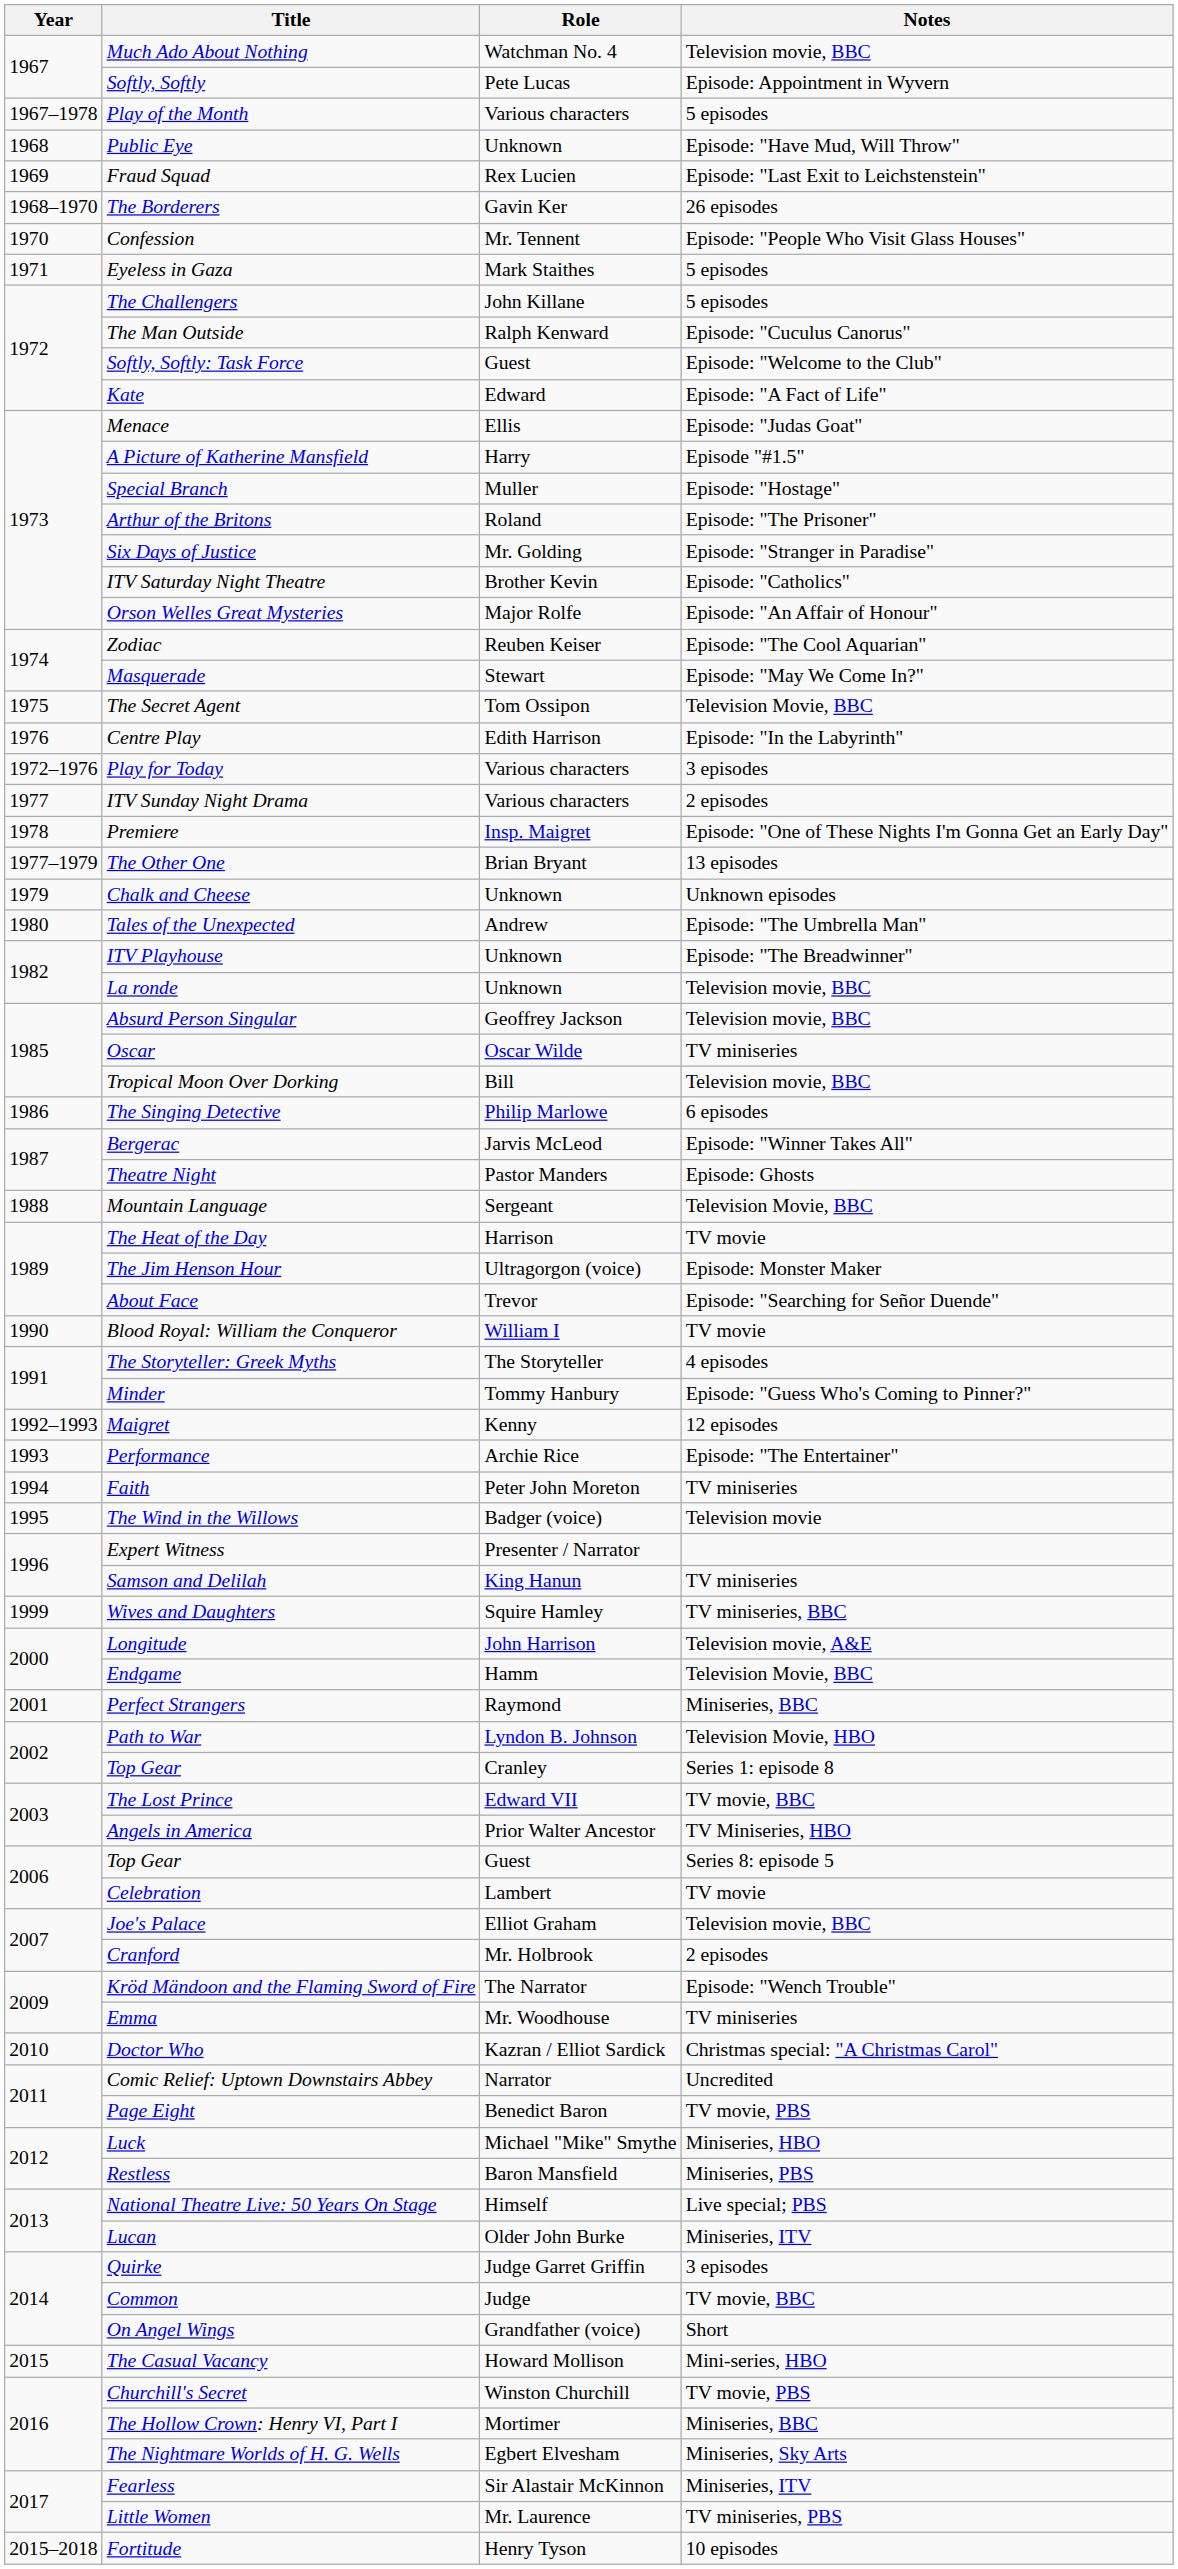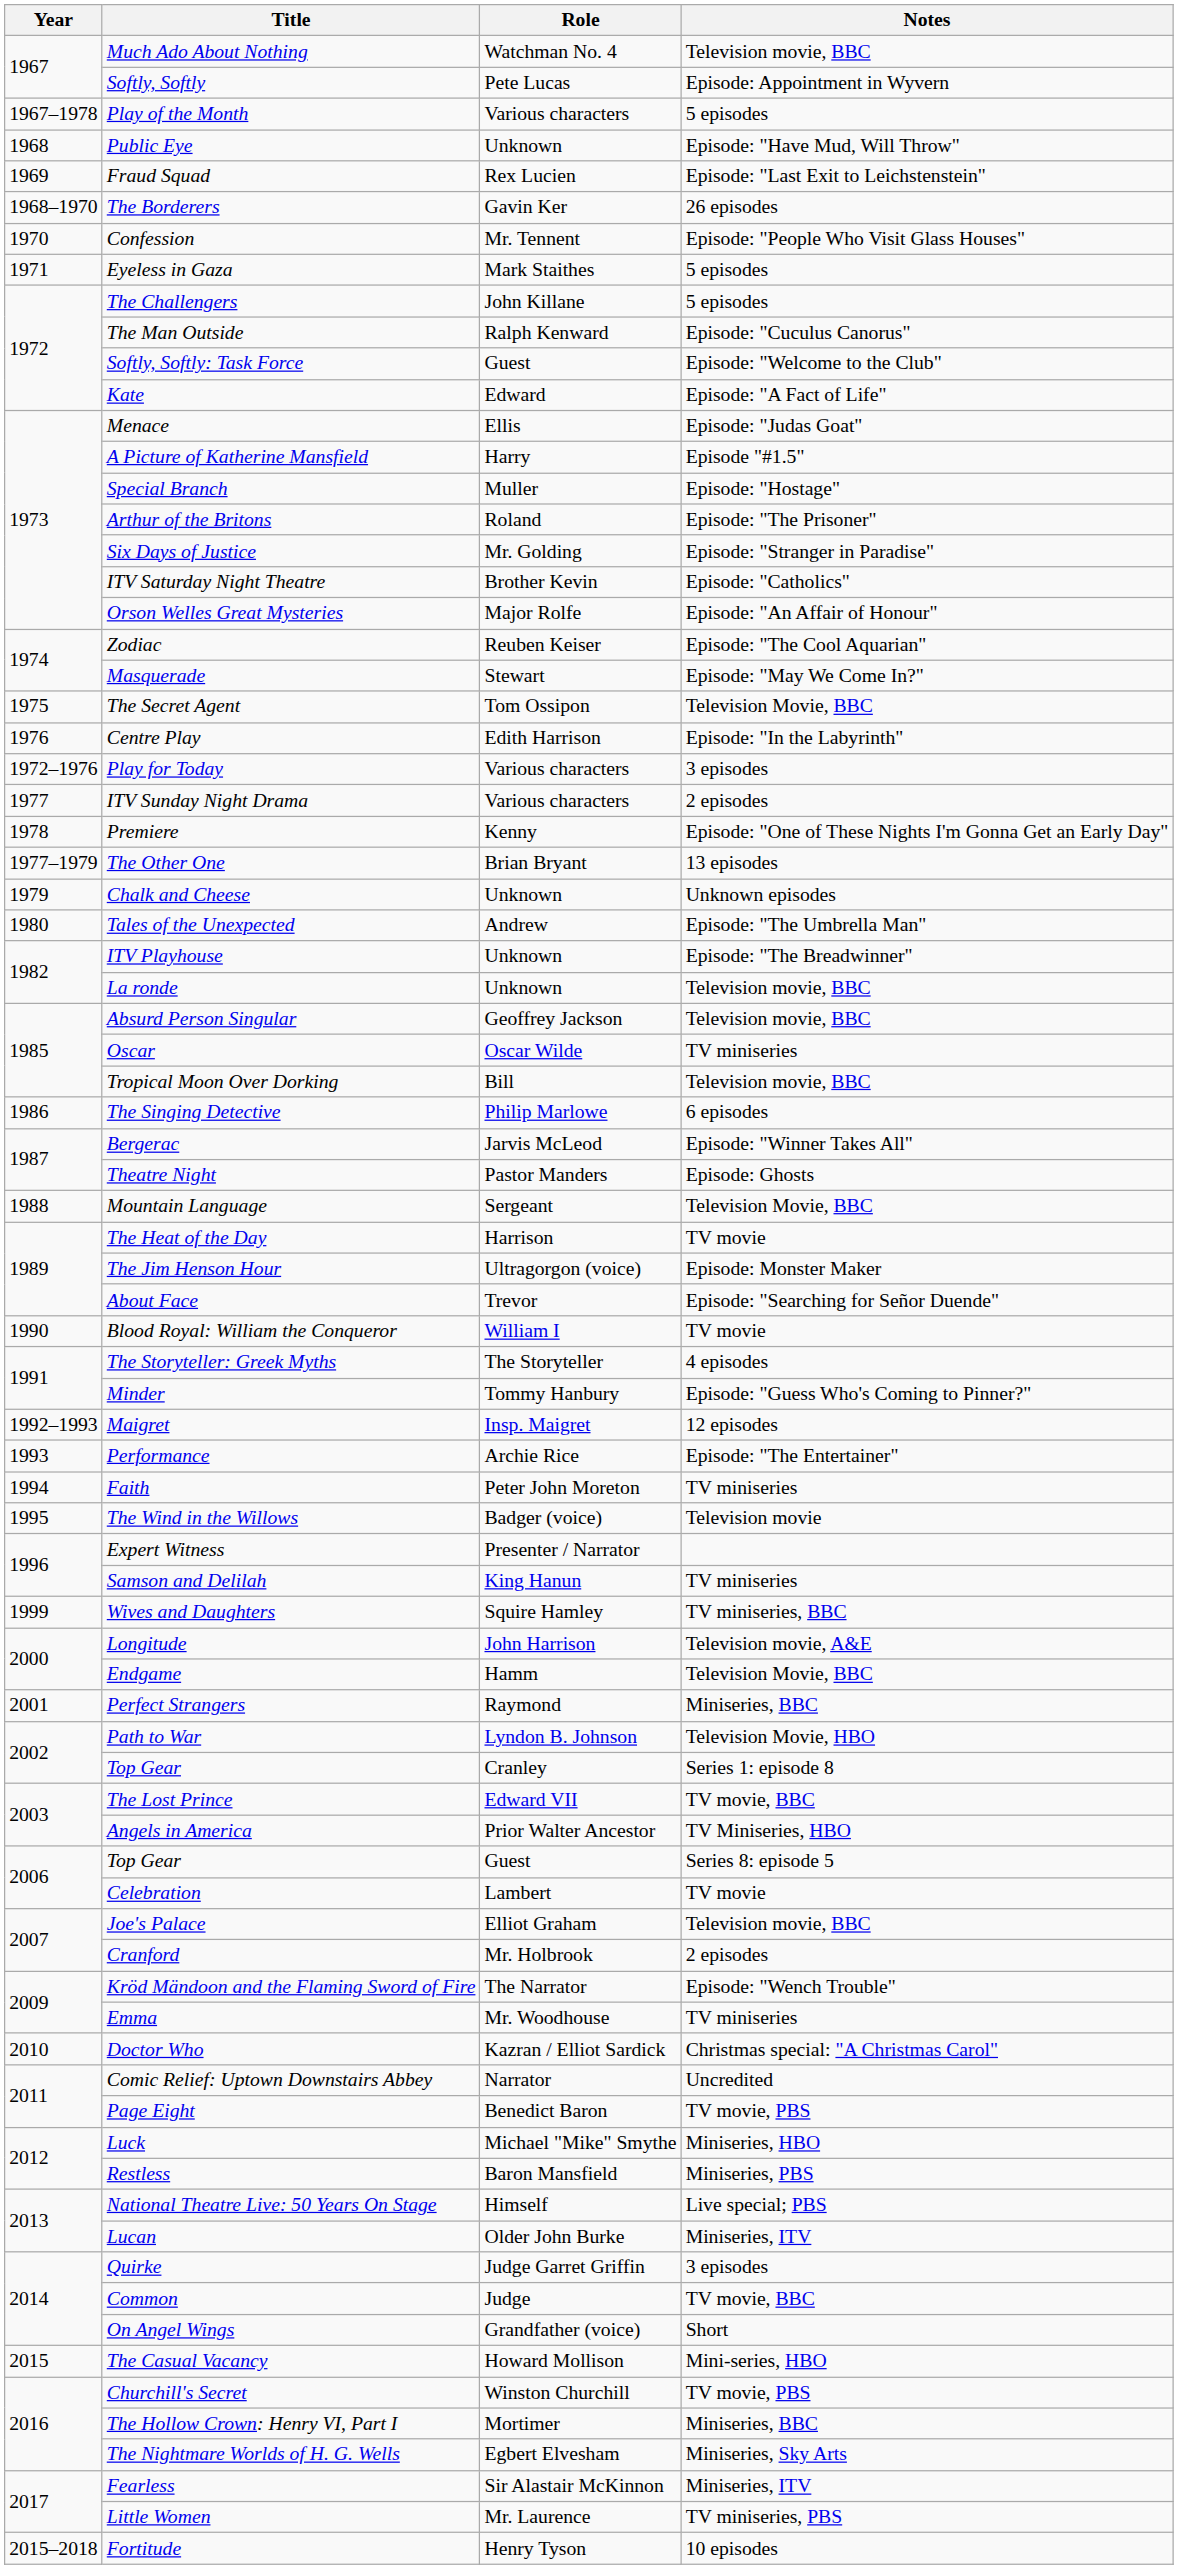(538, 831) Insp. Maigret -> (511, 831) Kenny
(511, 1424) Kenny -> (538, 1424) Insp. Maigret
